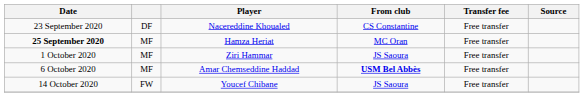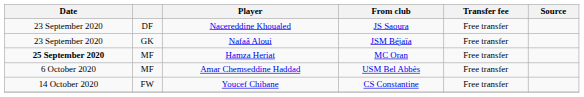(391, 25) CS Constantine -> (391, 25) JS Saoura
+ row: (250, 40)
- row: (249, 55)
(391, 69) bold -> (391, 69) normal
(391, 84) JS Saoura -> (391, 84) CS Constantine
